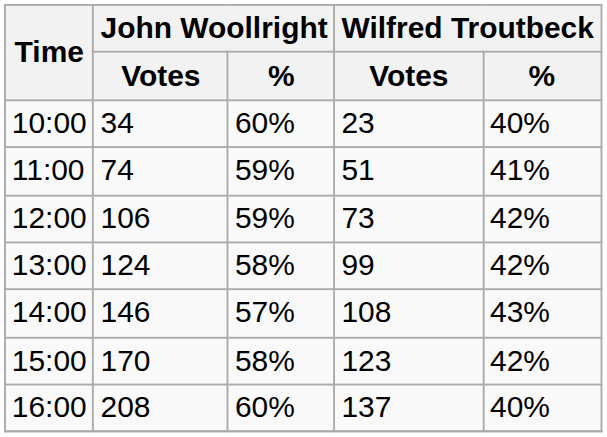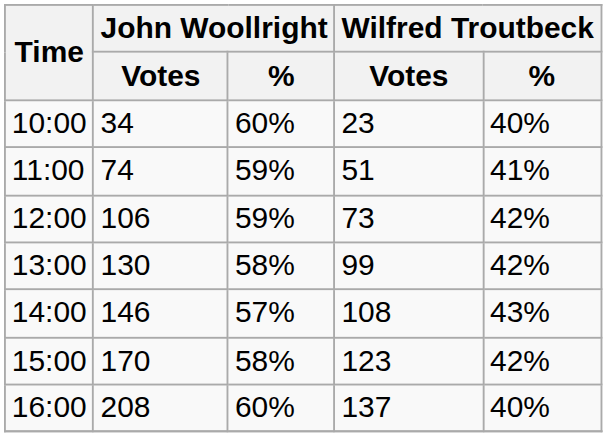(125, 265) 124 -> (125, 265) 130
